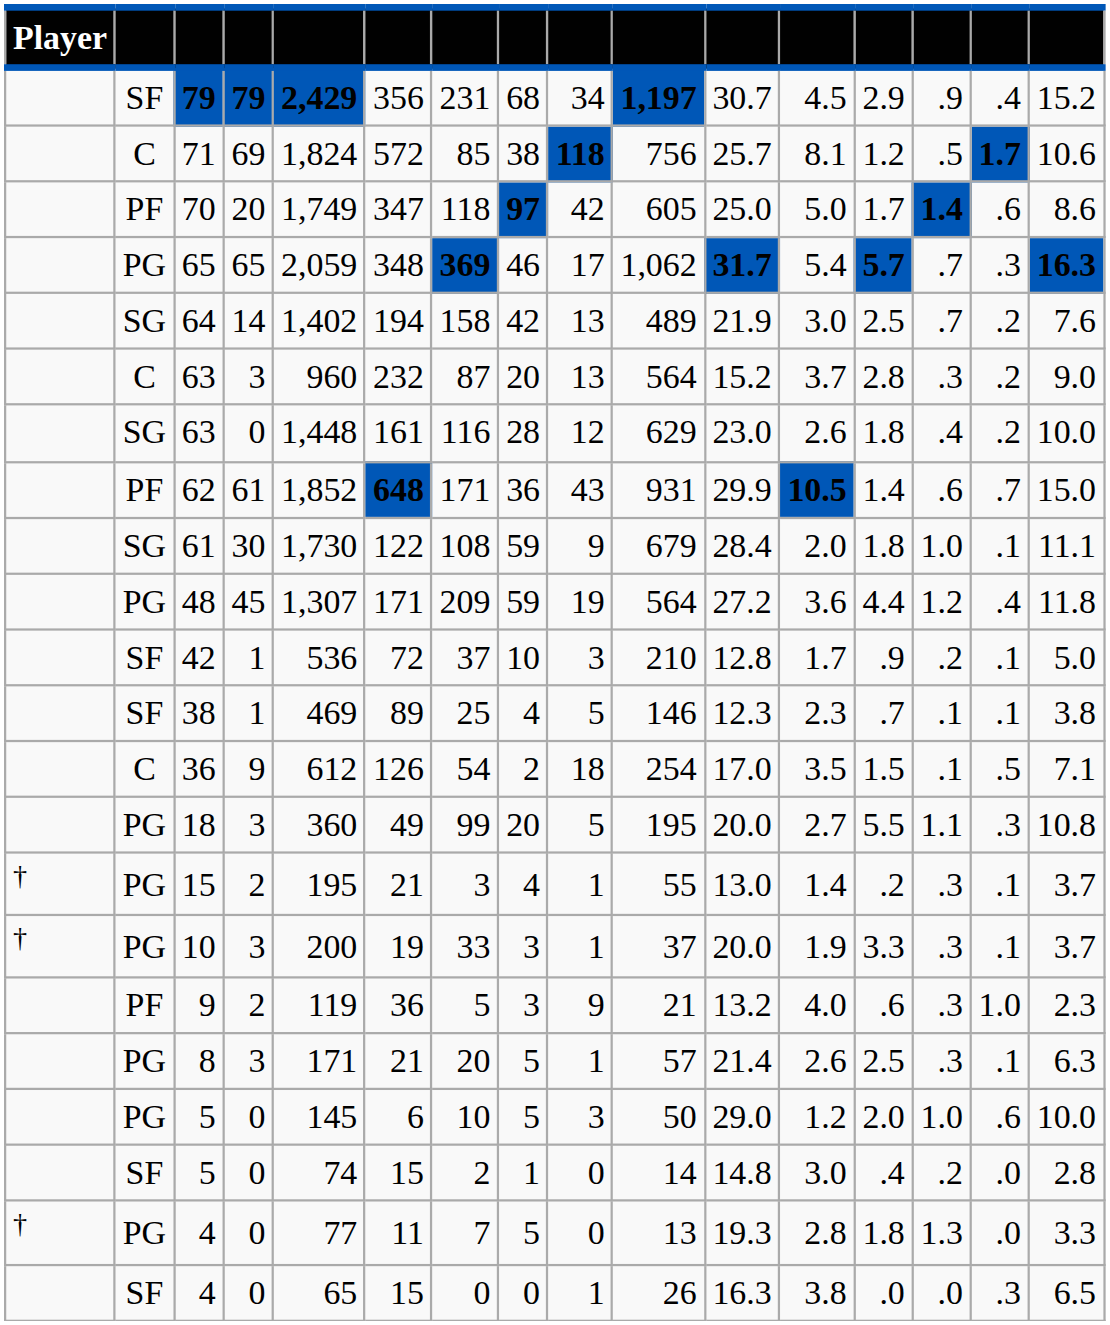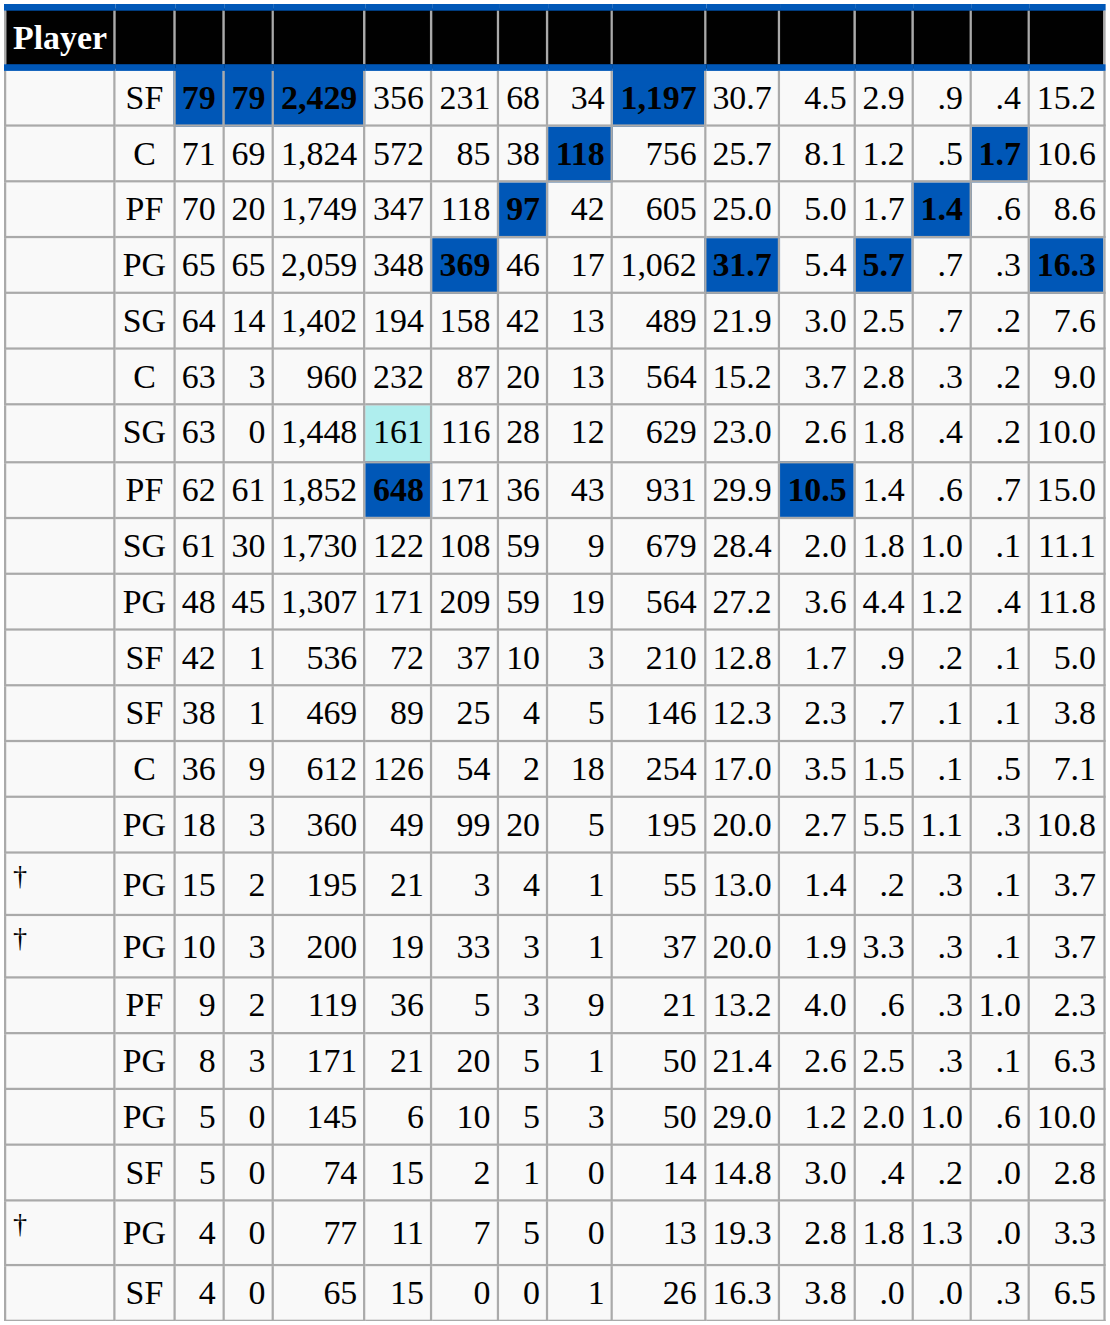(398, 432) no background -> (398, 432) paleturquoise background
(680, 1061) 57 -> (680, 1061) 50
